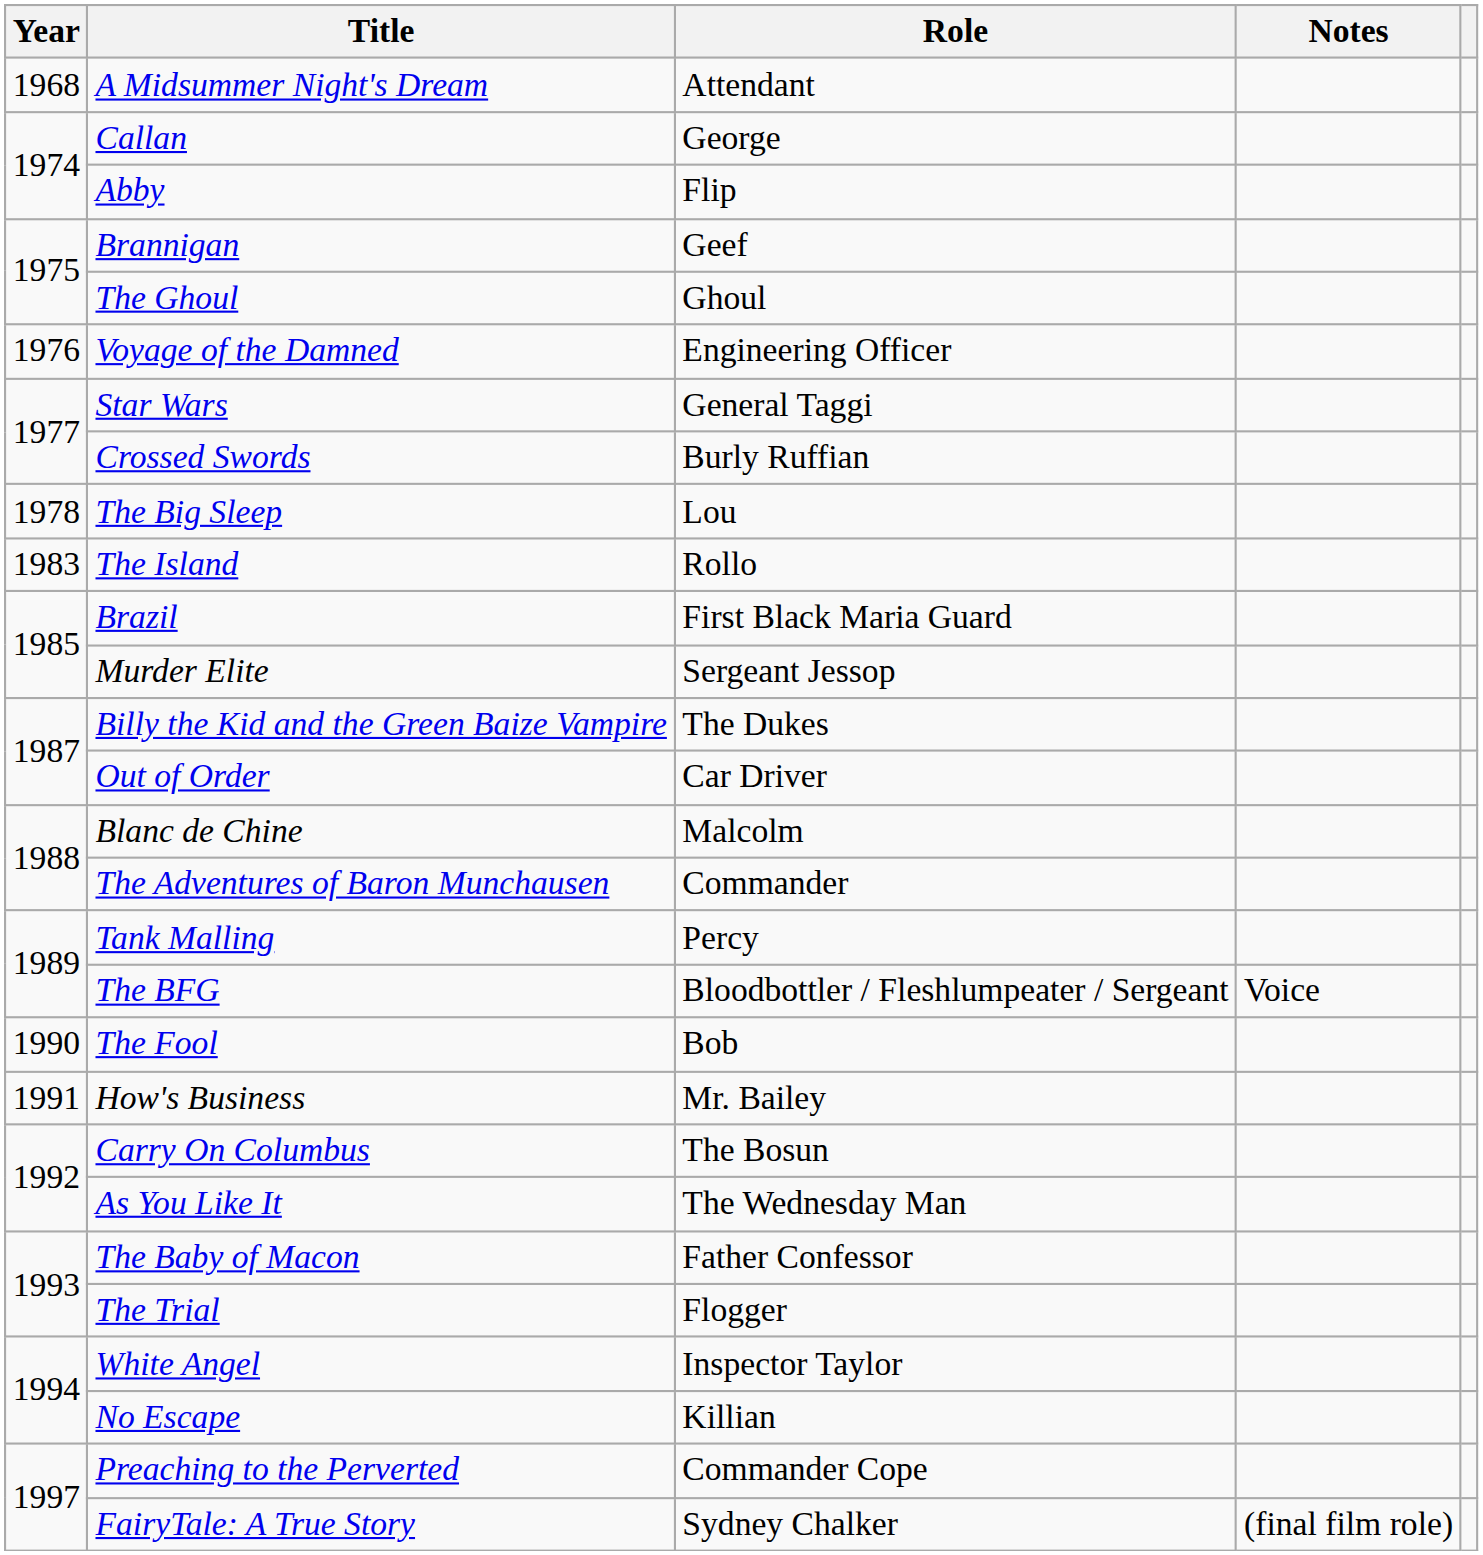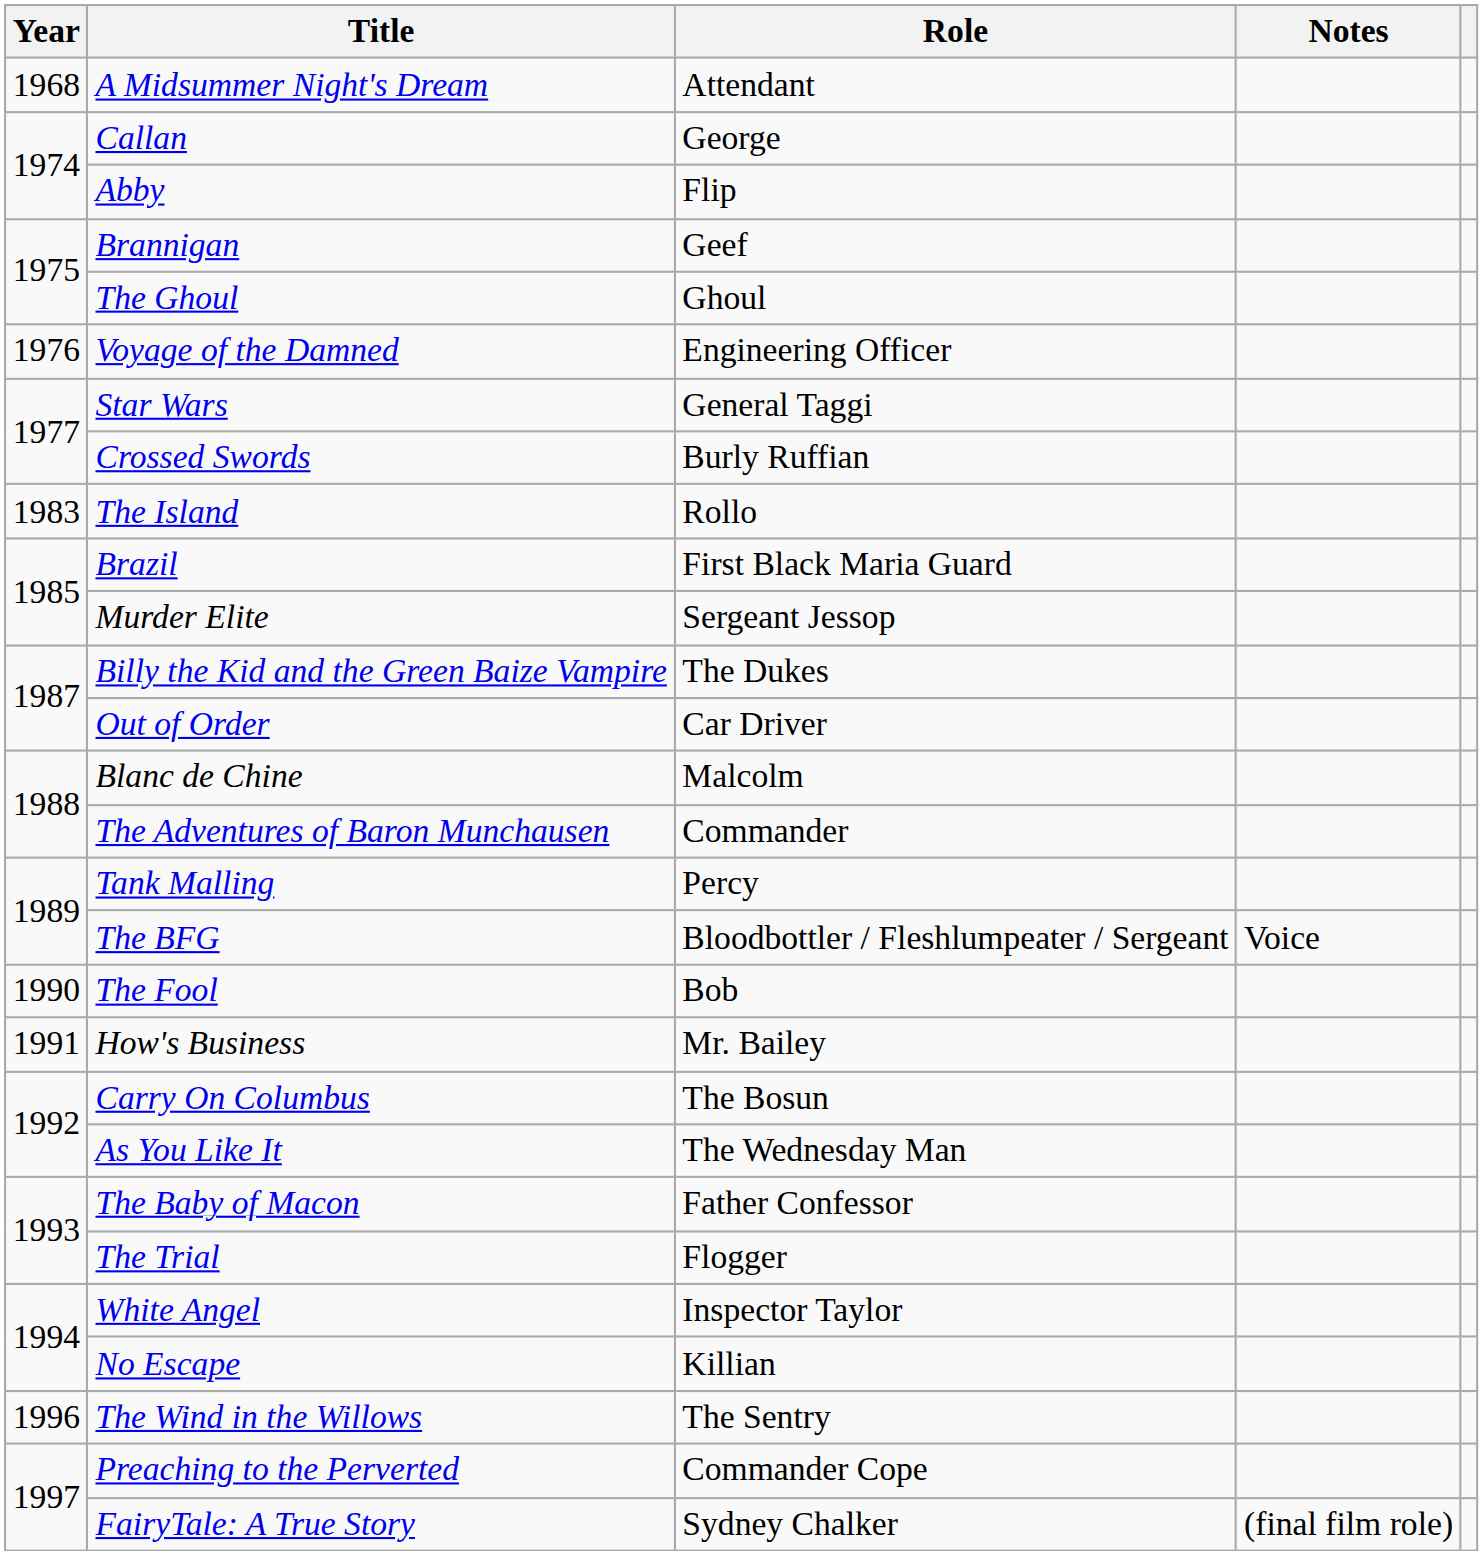- row: (189, 510)
+ row: (259, 1416)
